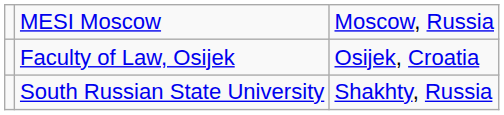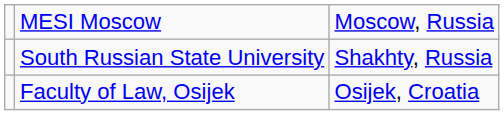rows swapped: (172, 92) <-> (127, 57)
